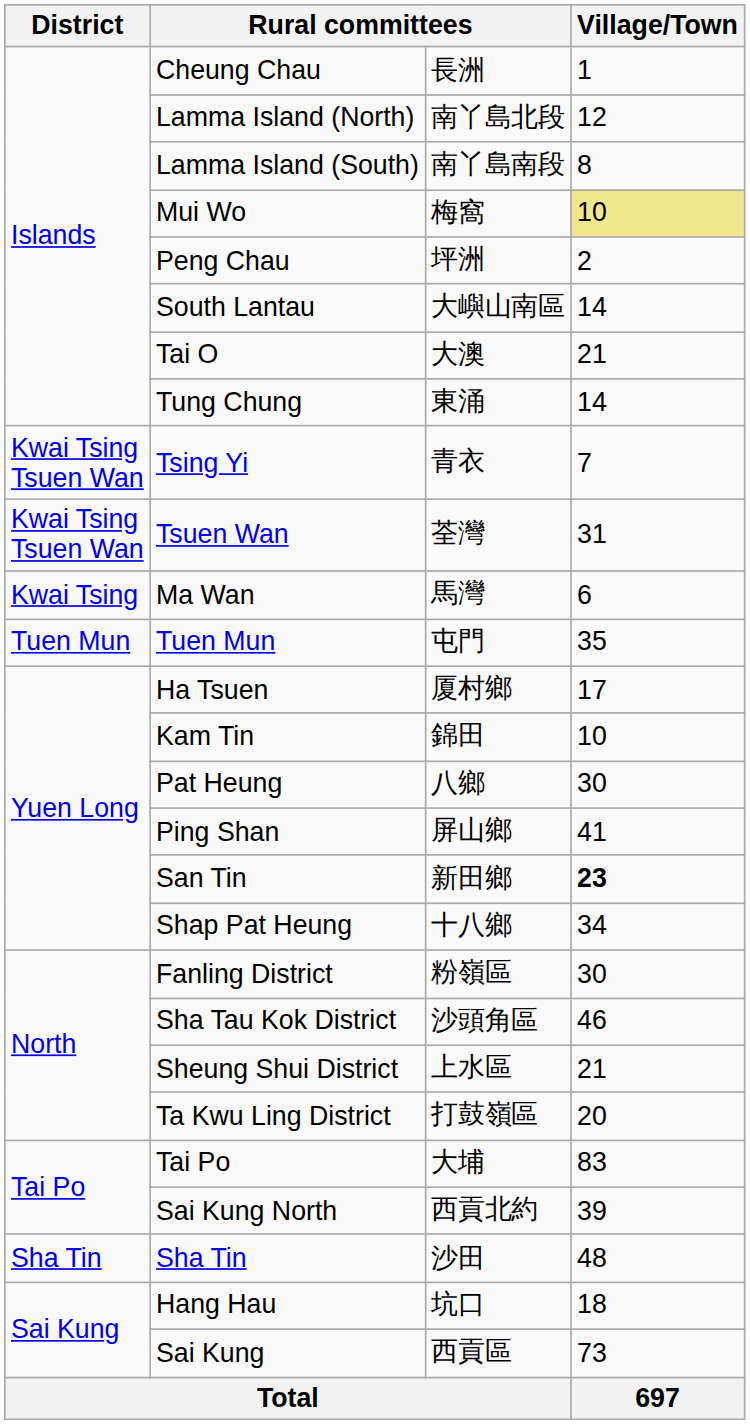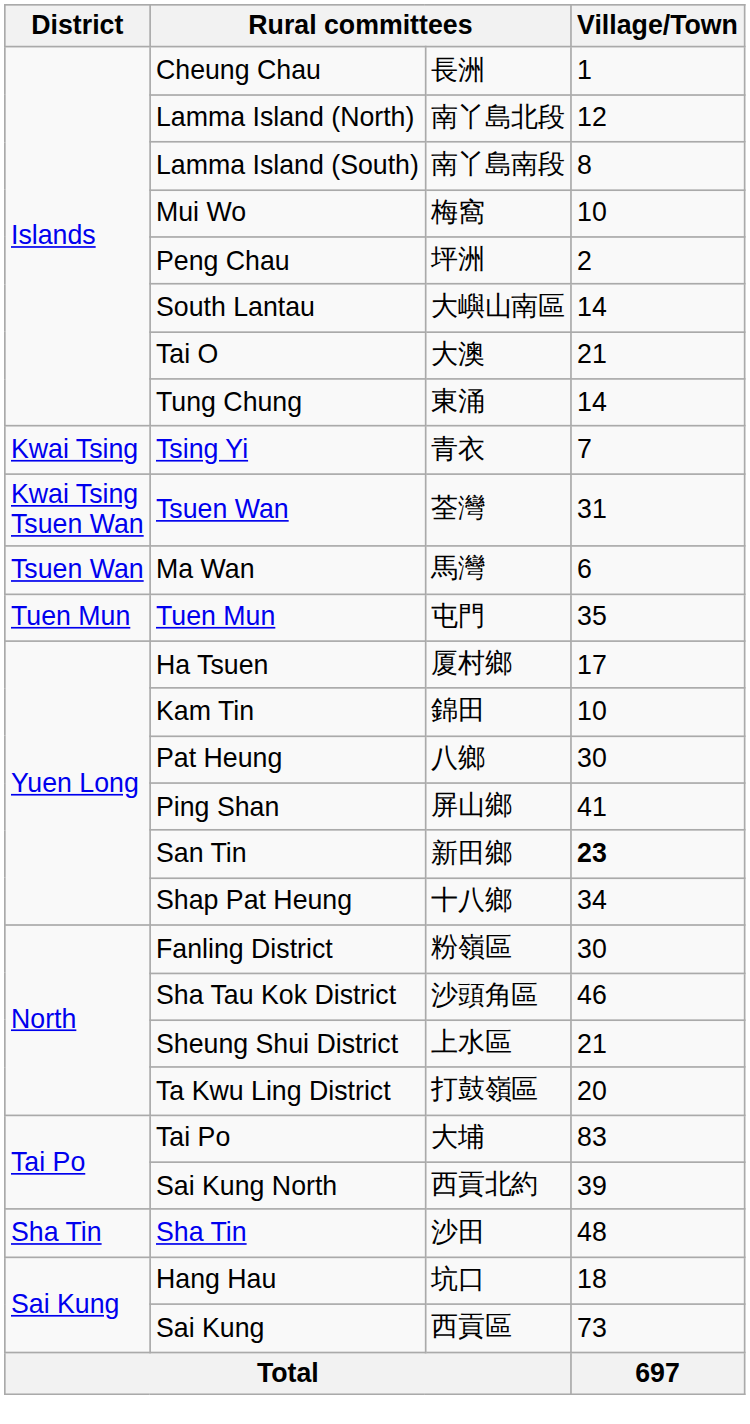(592, 212) khaki background -> (592, 212) no background
(77, 462) Kwai Tsing Tsuen Wan -> (75, 449) Kwai Tsing
(75, 594) Kwai Tsing -> (77, 569) Tsuen Wan
